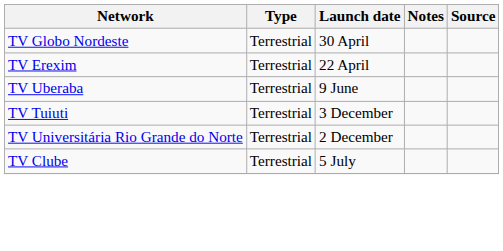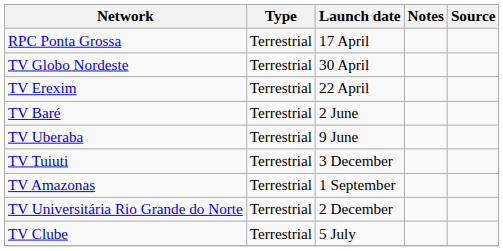+ row: (65, 40)
+ row: (34, 112)
+ row: (52, 185)
